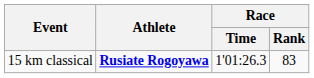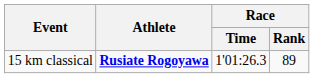(289, 61) 83 -> (289, 61) 89
